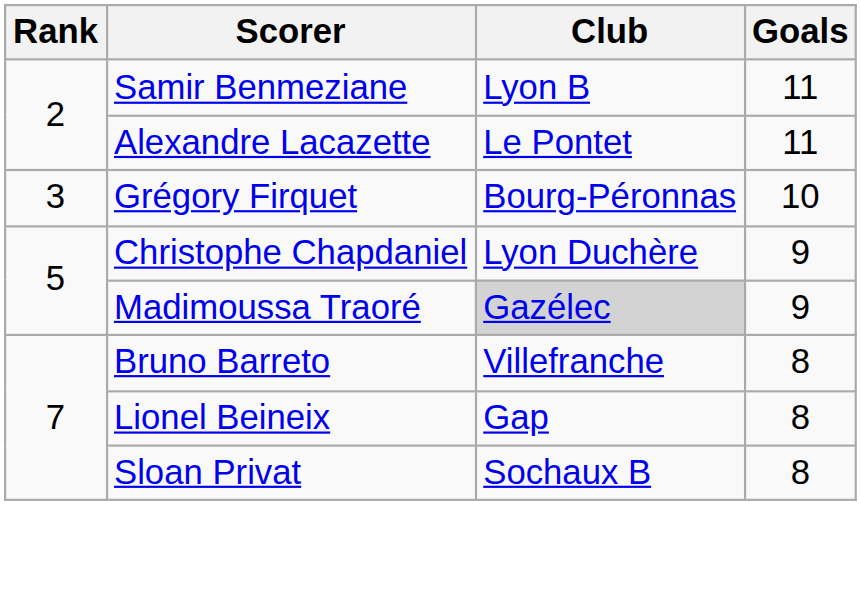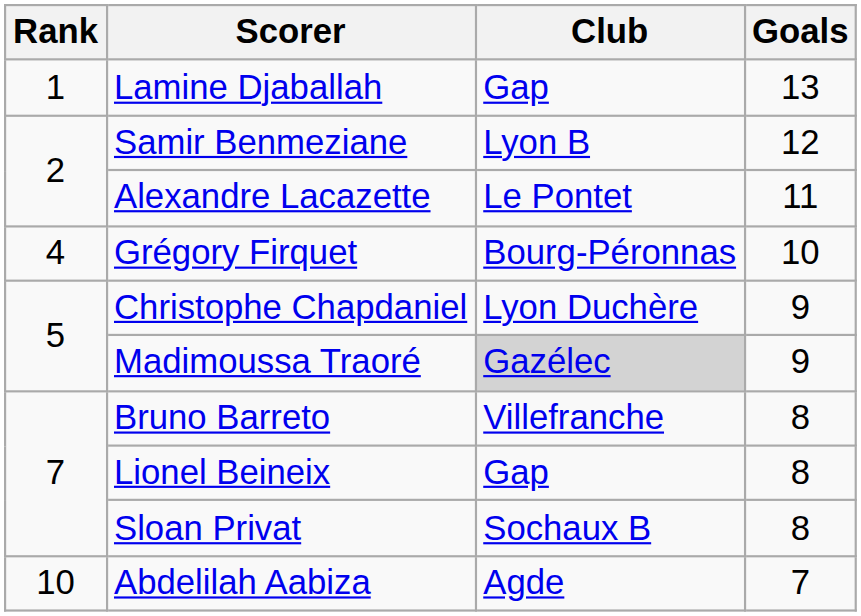+ row: (248, 87)
(800, 87) 11 -> (800, 142) 12
(56, 197) 3 -> (56, 252) 4
+ row: (242, 582)
